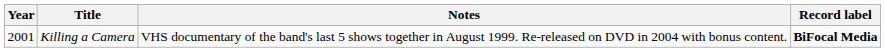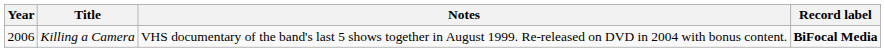(21, 36) 2001 -> (21, 36) 2006
